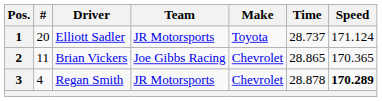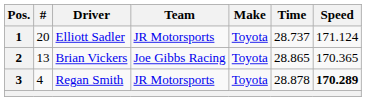(43, 58) 11 -> (43, 58) 13
(257, 58) Chevrolet -> (250, 58) Toyota
(257, 80) Chevrolet -> (250, 80) Toyota
